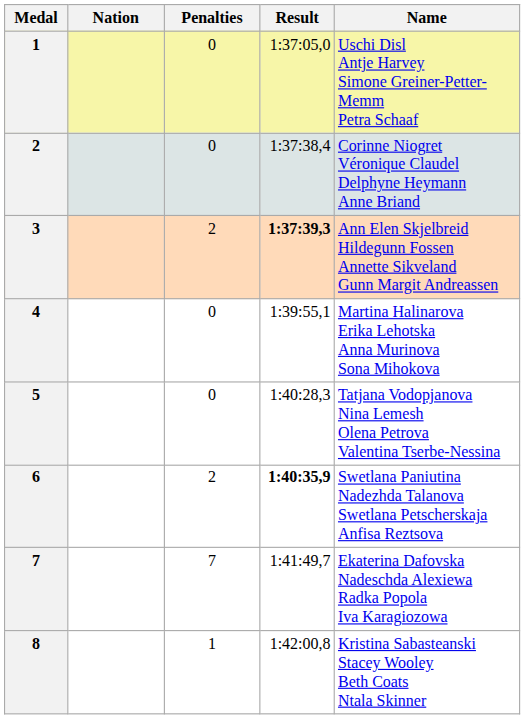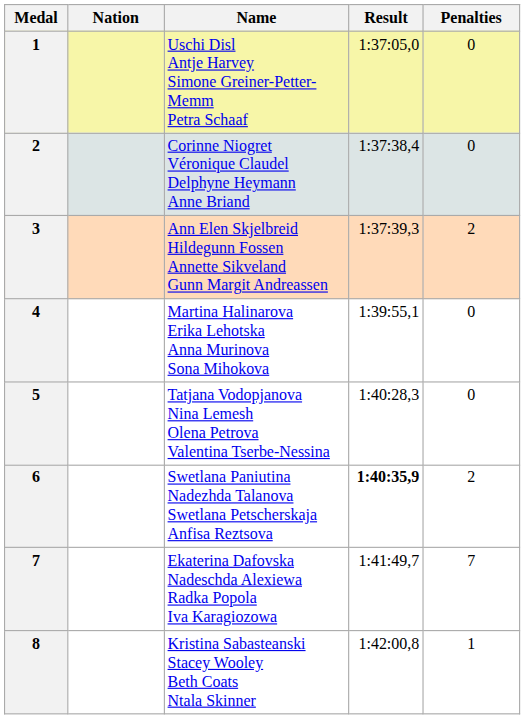columns swapped: (427, 18) <-> (212, 18)
(299, 229) bold -> (389, 229) normal
